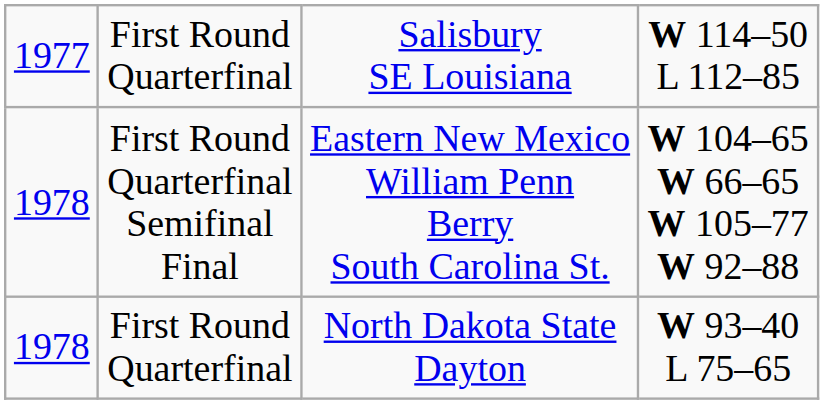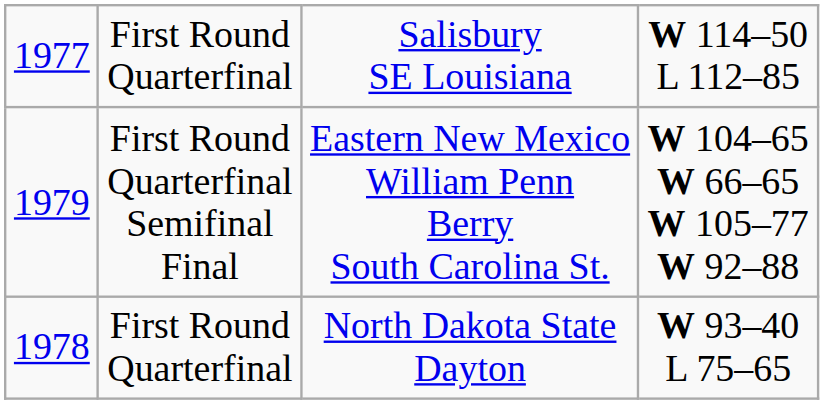(52, 201) 1978 -> (52, 201) 1979
